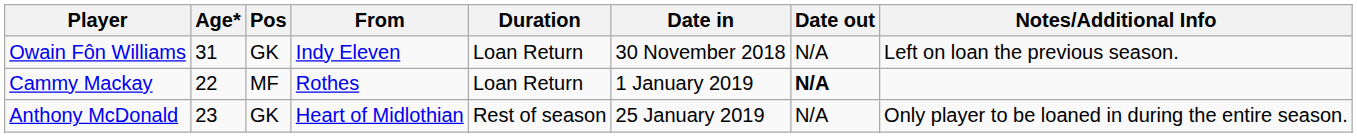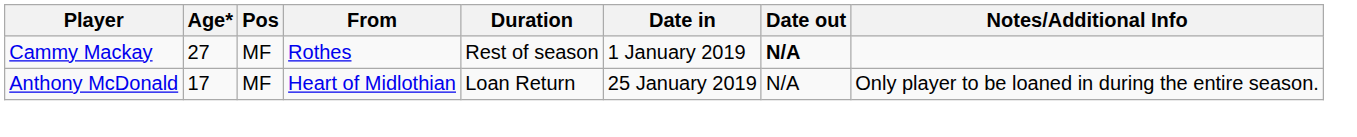- row: (98, 52)
(206, 83) 22 -> (199, 52) 27
(528, 83) Loan Return -> (532, 52) Rest of season
(206, 115) 23 -> (199, 83) 17
(264, 115) GK -> (257, 83) MF
(540, 115) Rest of season -> (520, 83) Loan Return
